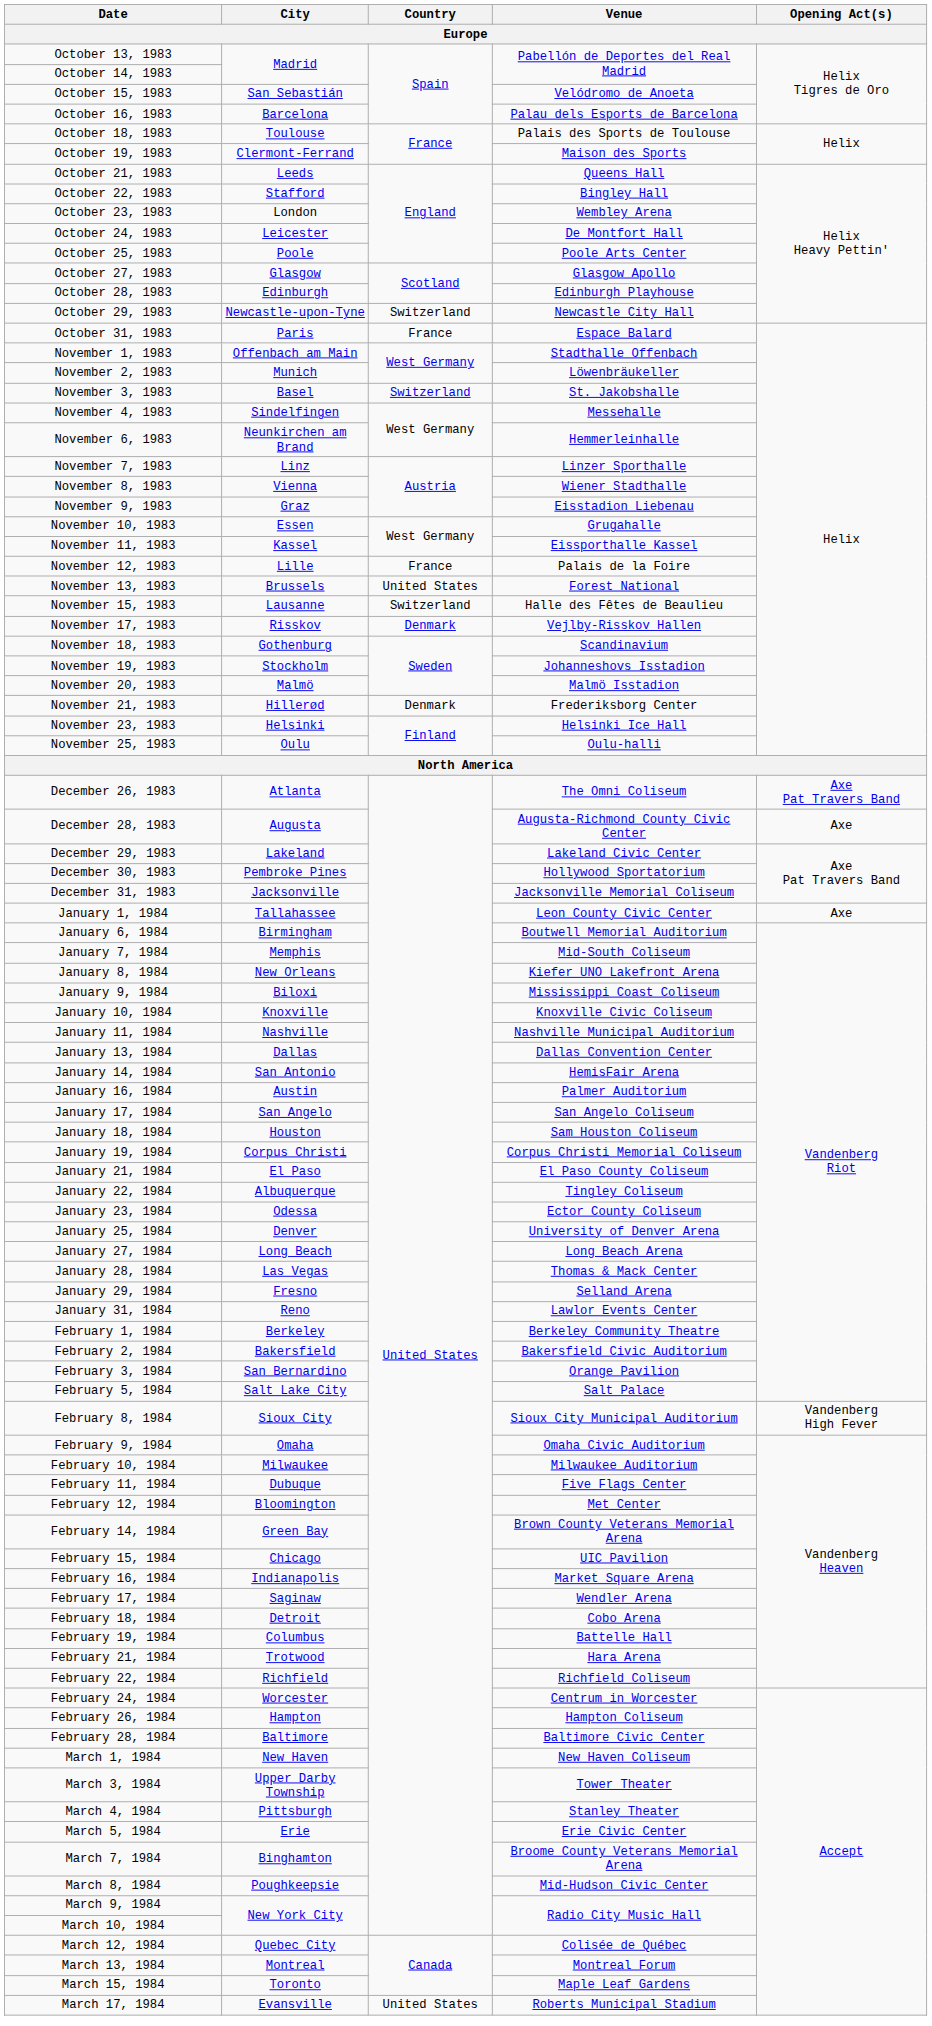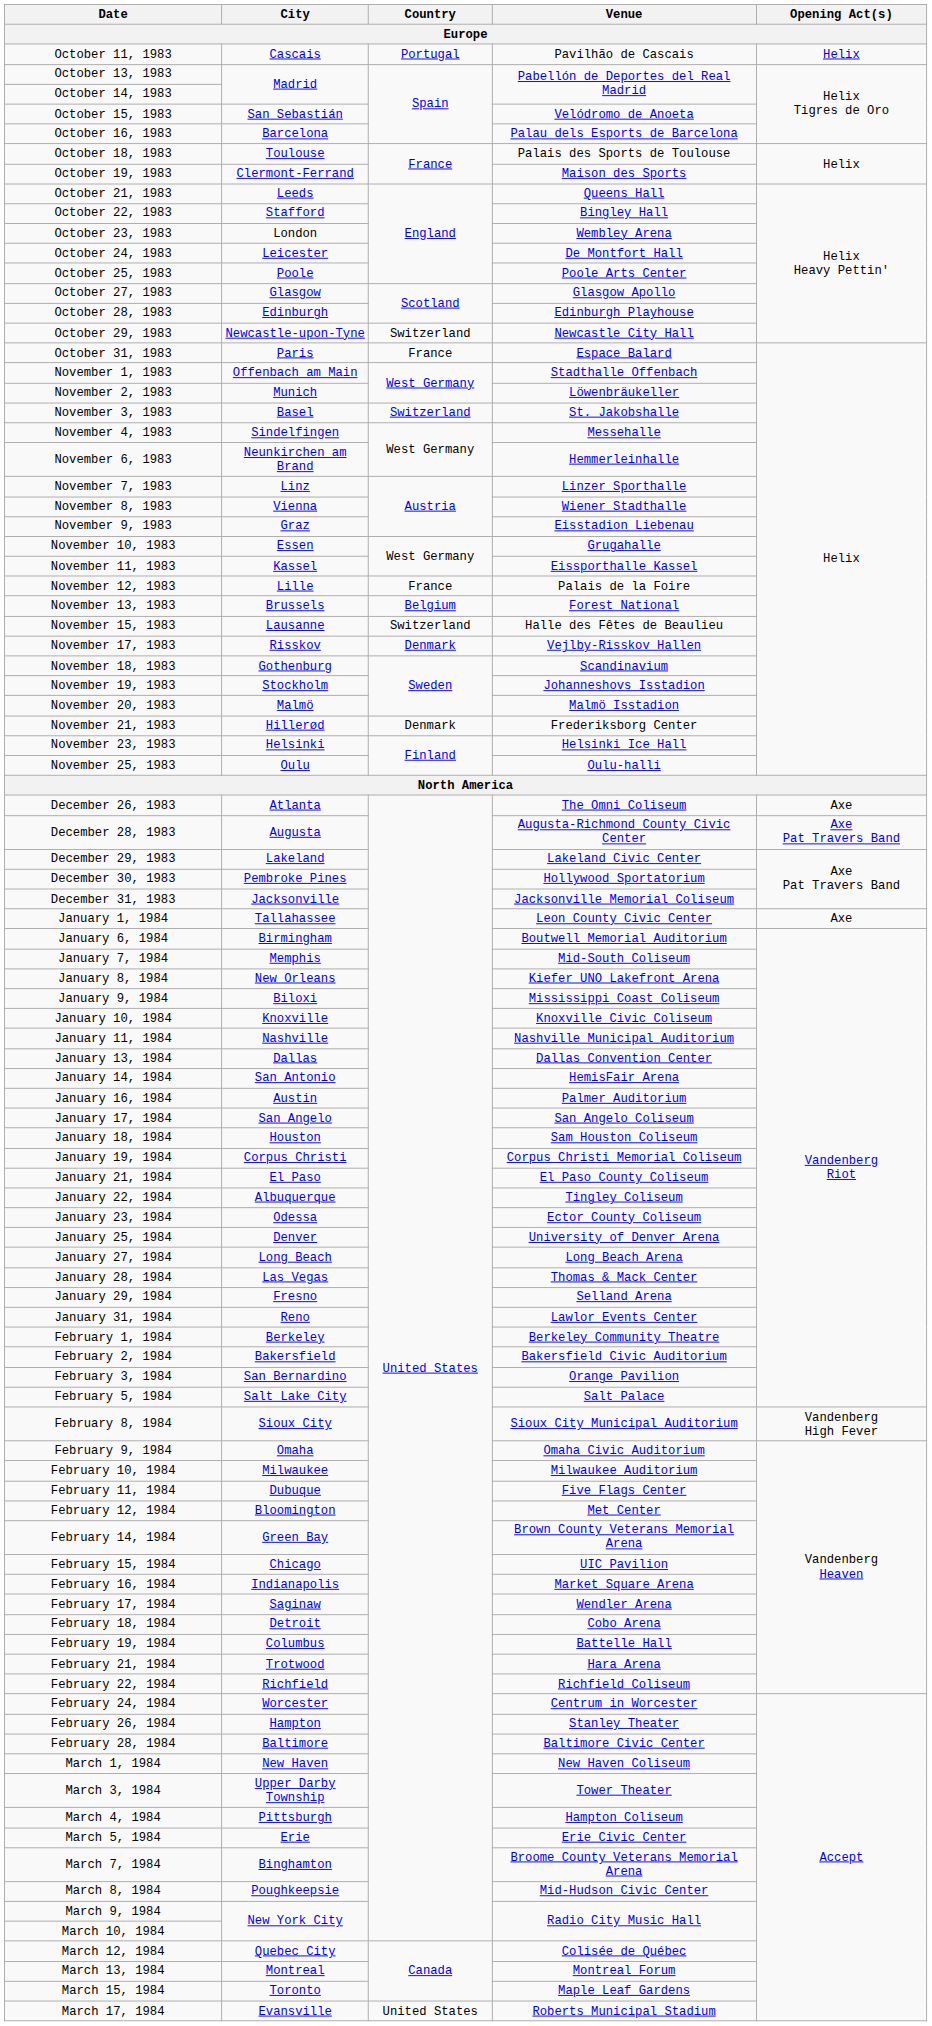+ row: (113, 54)
(430, 586) United States -> (430, 606) Belgium
(841, 792) Axe Pat Travers Band -> (841, 805) Axe
(841, 826) Axe -> (841, 832) Axe Pat Travers Band
(624, 1718) Hampton Coliseum -> (624, 1724) Stanley Theater
(624, 1812) Stanley Theater -> (624, 1818) Hampton Coliseum
